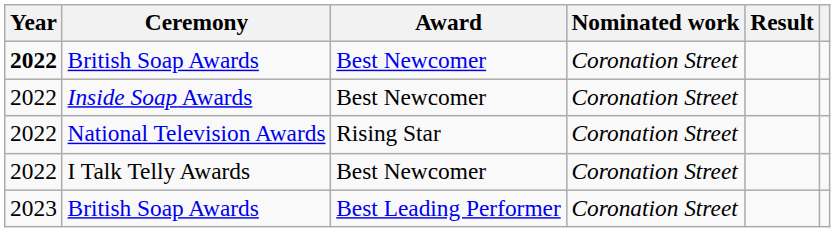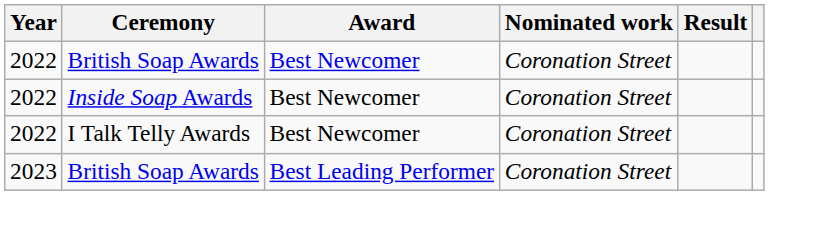(33, 60) bold -> (33, 60) normal
- row: (197, 134)
